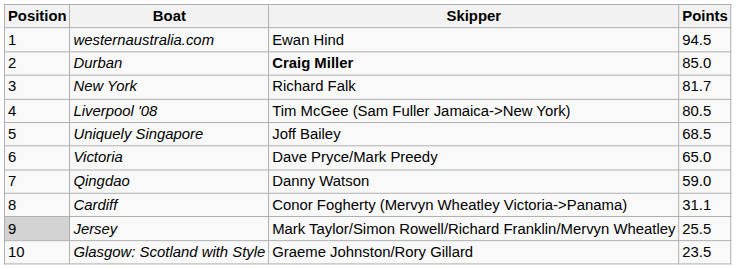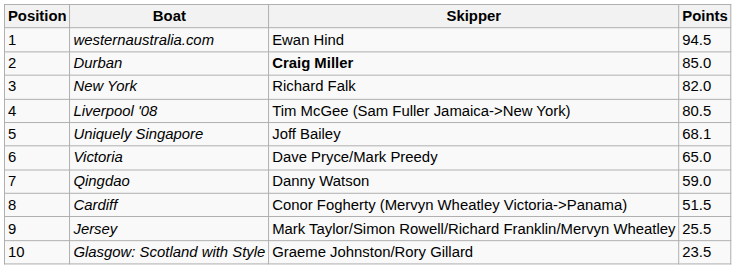(697, 87) 81.7 -> (697, 87) 82.0
(697, 134) 68.5 -> (697, 134) 68.1
(697, 205) 31.1 -> (697, 205) 51.5
(12, 228) lightgrey background -> (12, 228) no background
